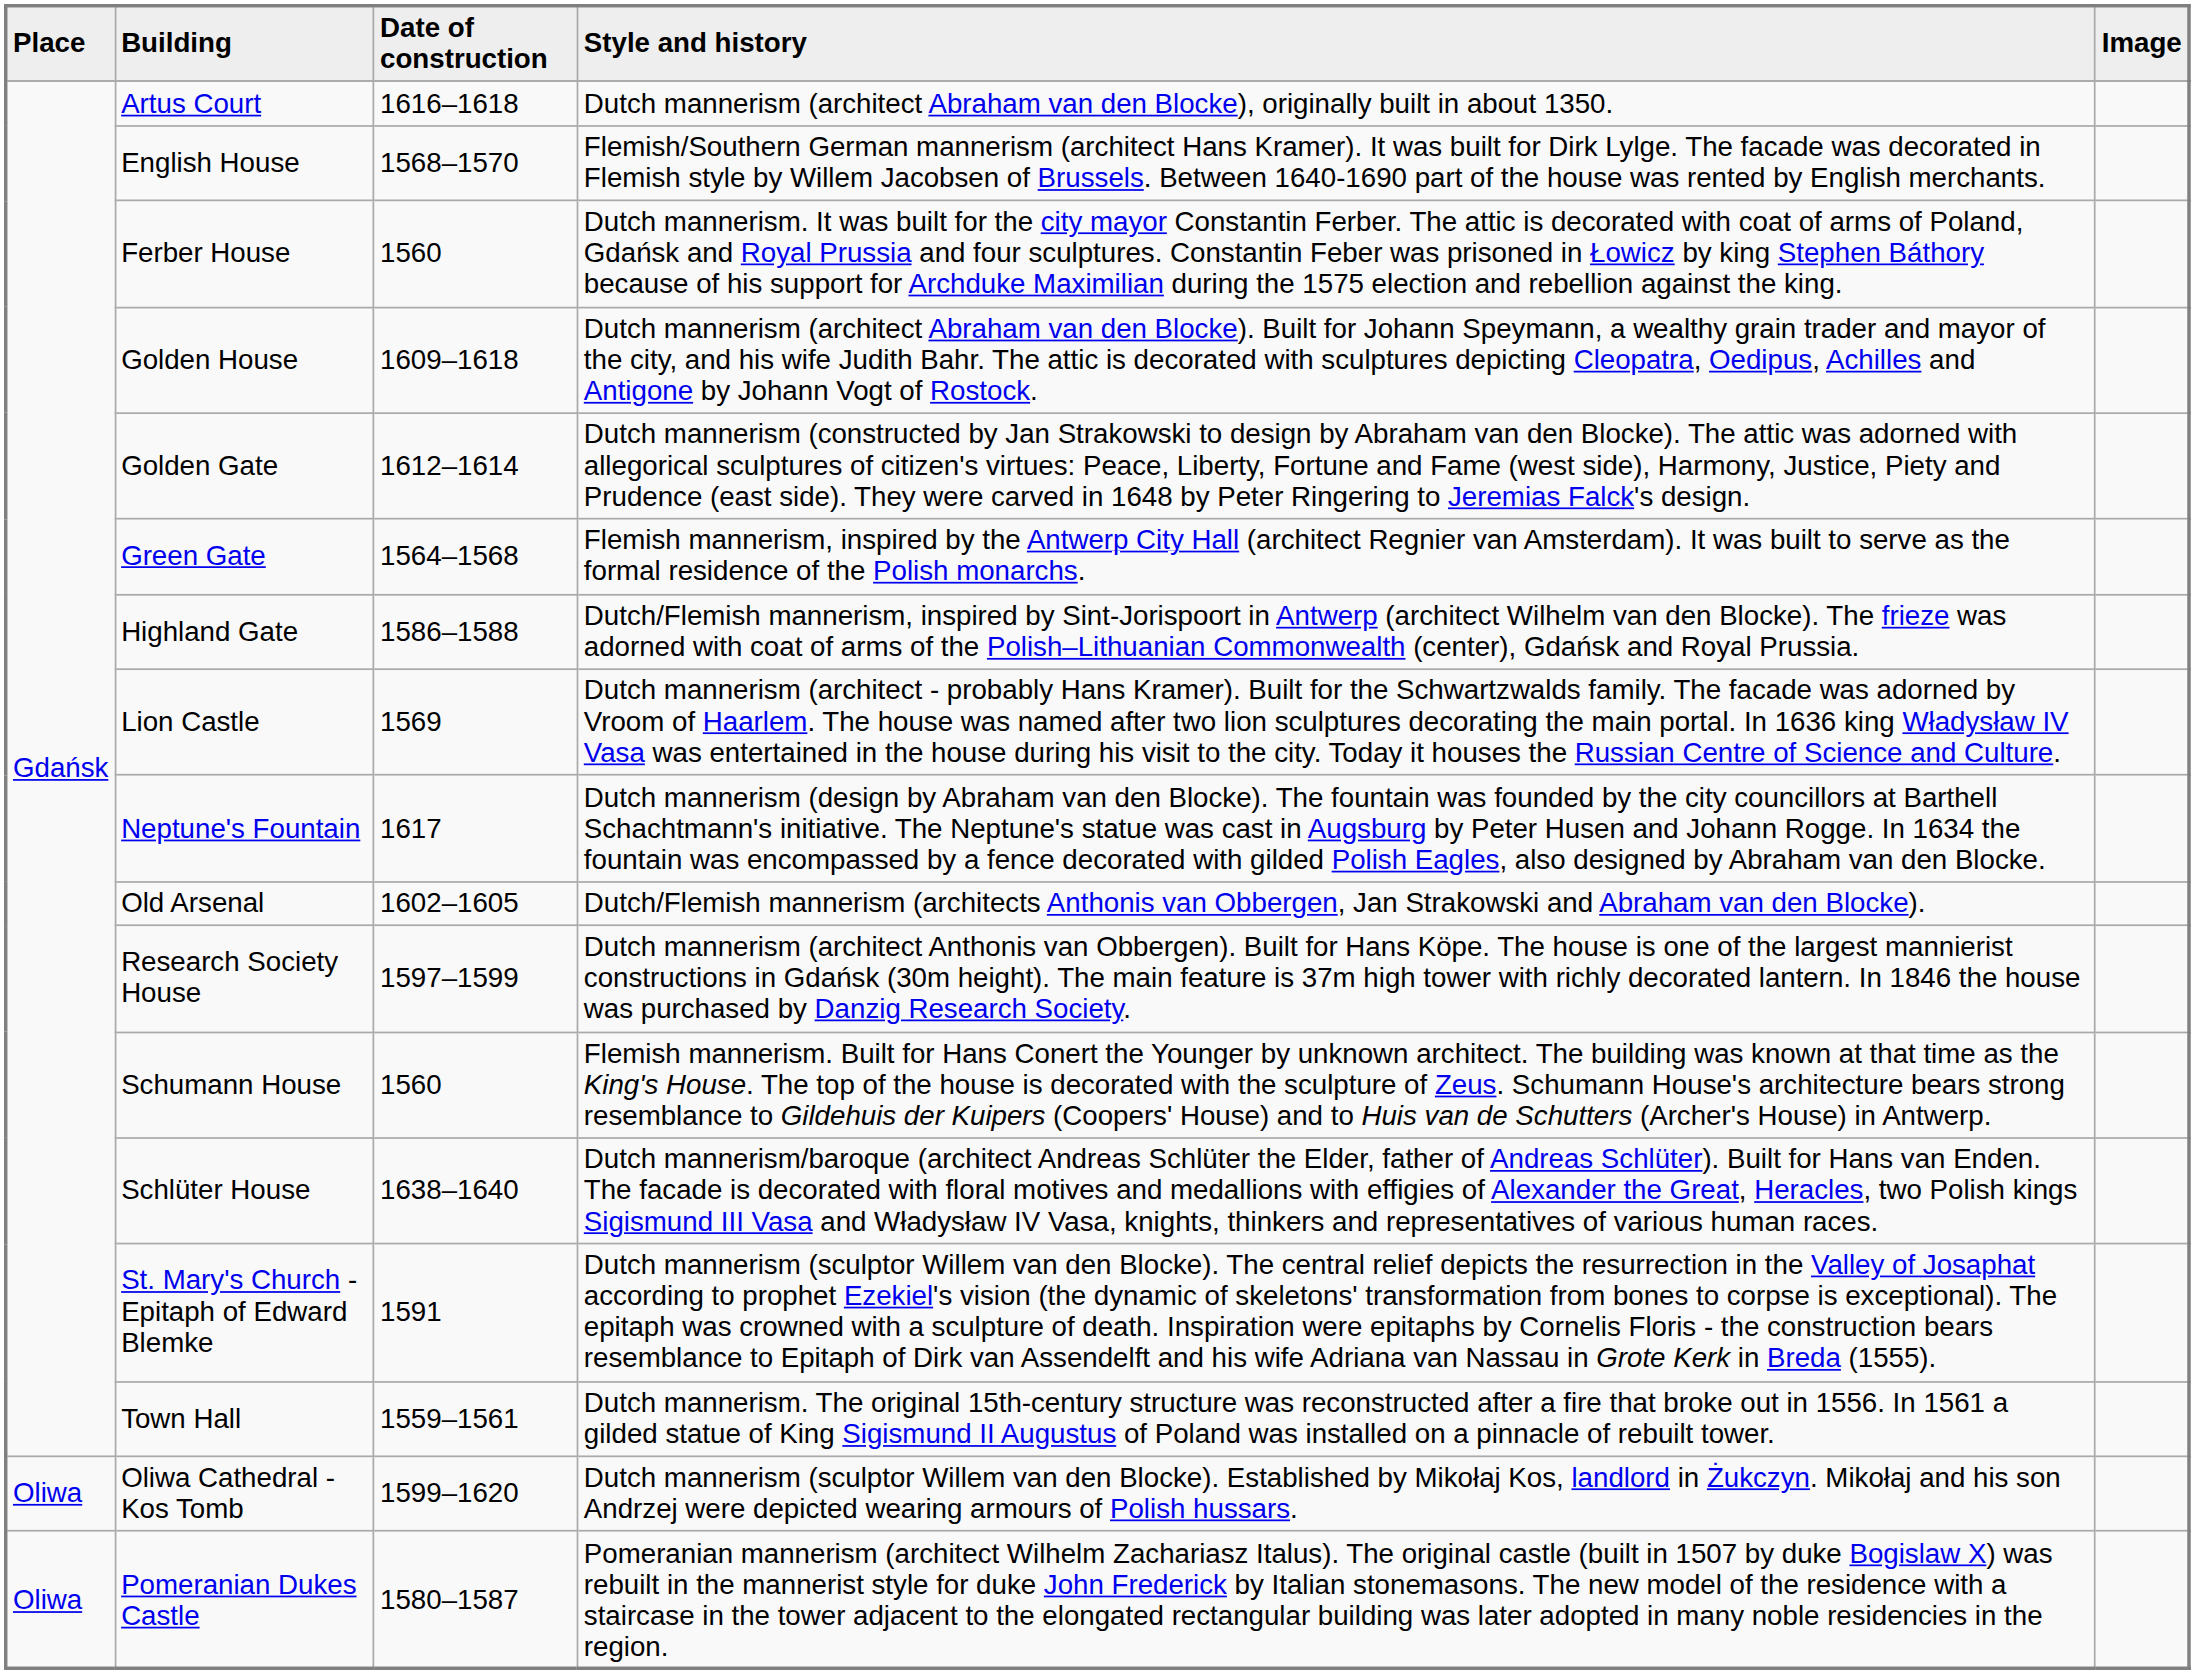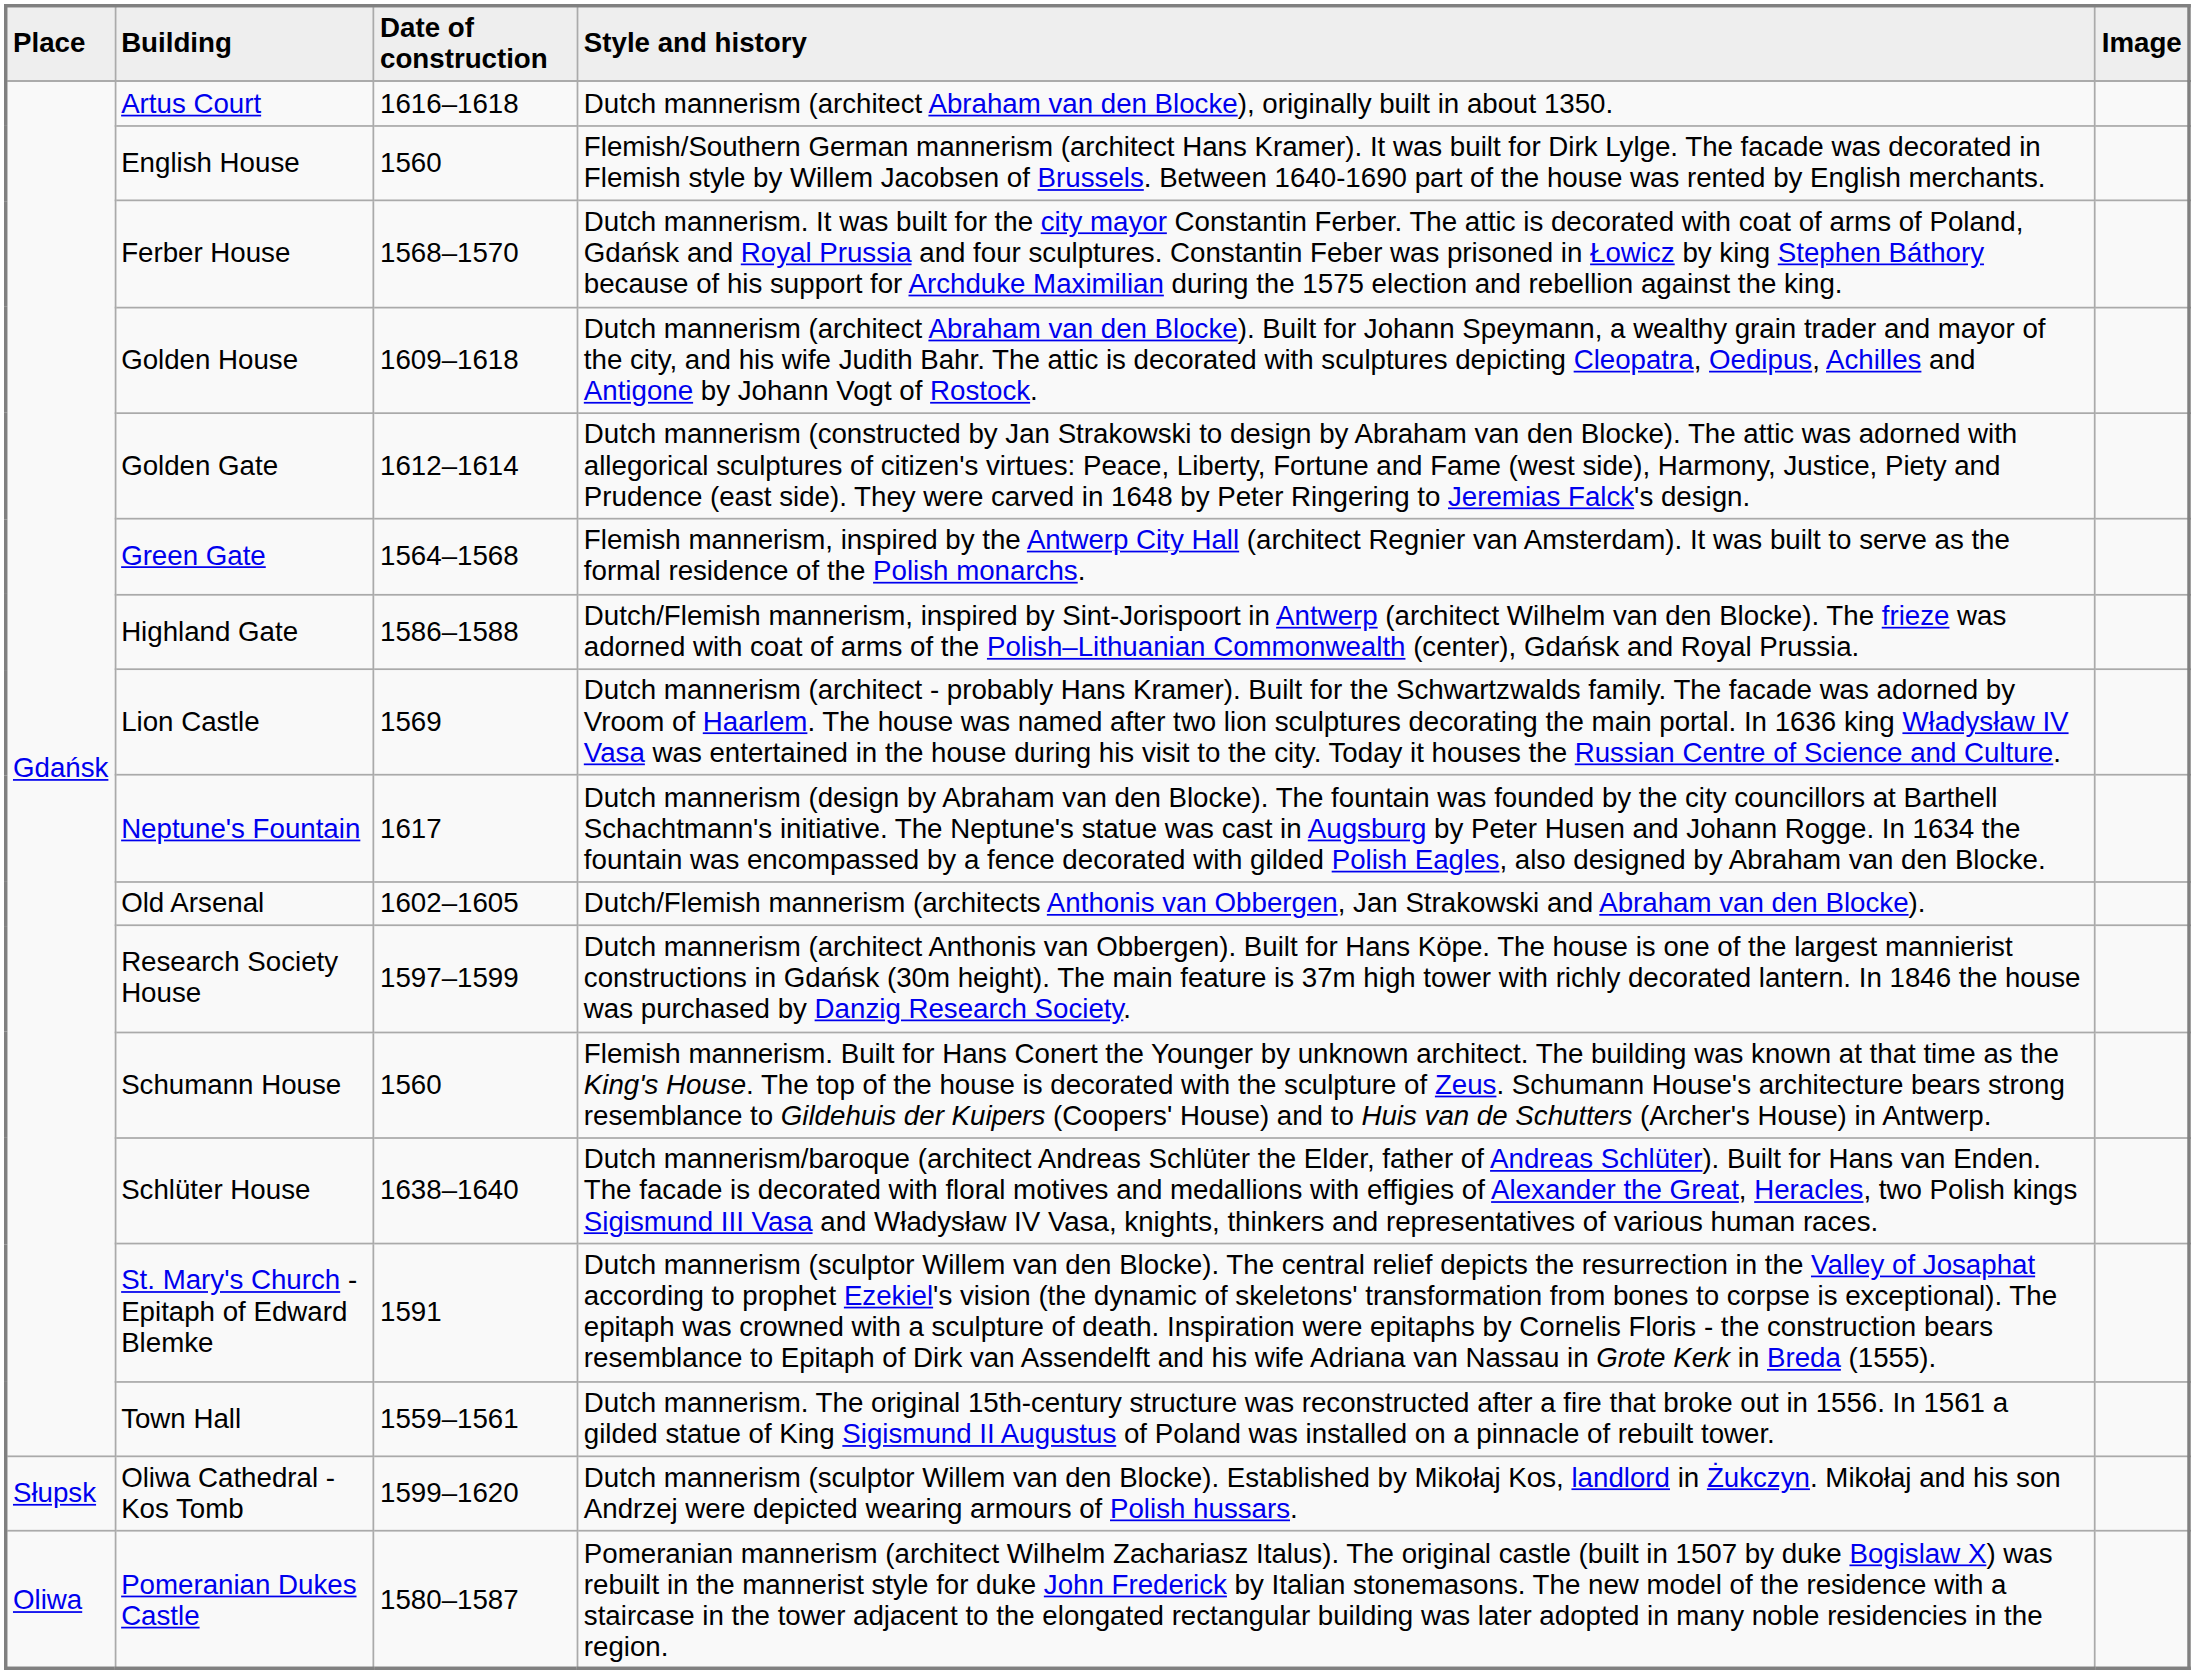(449, 162) 1568–1570 -> (411, 162) 1560
(411, 253) 1560 -> (449, 253) 1568–1570
(48, 1493) Oliwa -> (55, 1493) Słupsk
